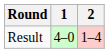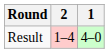columns swapped: (64, 15) <-> (91, 15)
